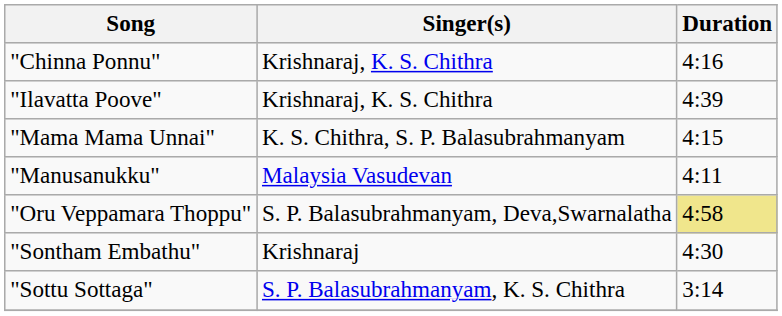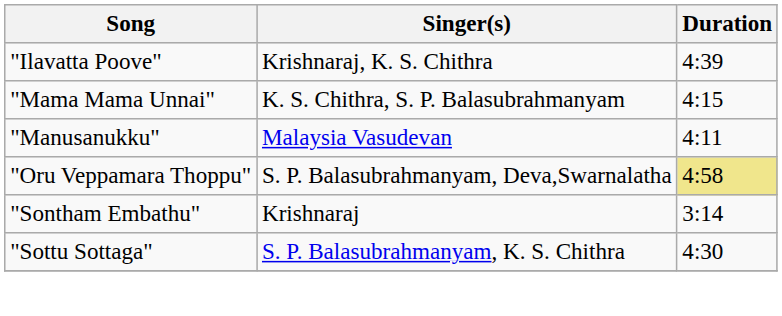- row: (85, 61)
(703, 252) 4:30 -> (703, 214) 3:14
(703, 290) 3:14 -> (703, 252) 4:30
